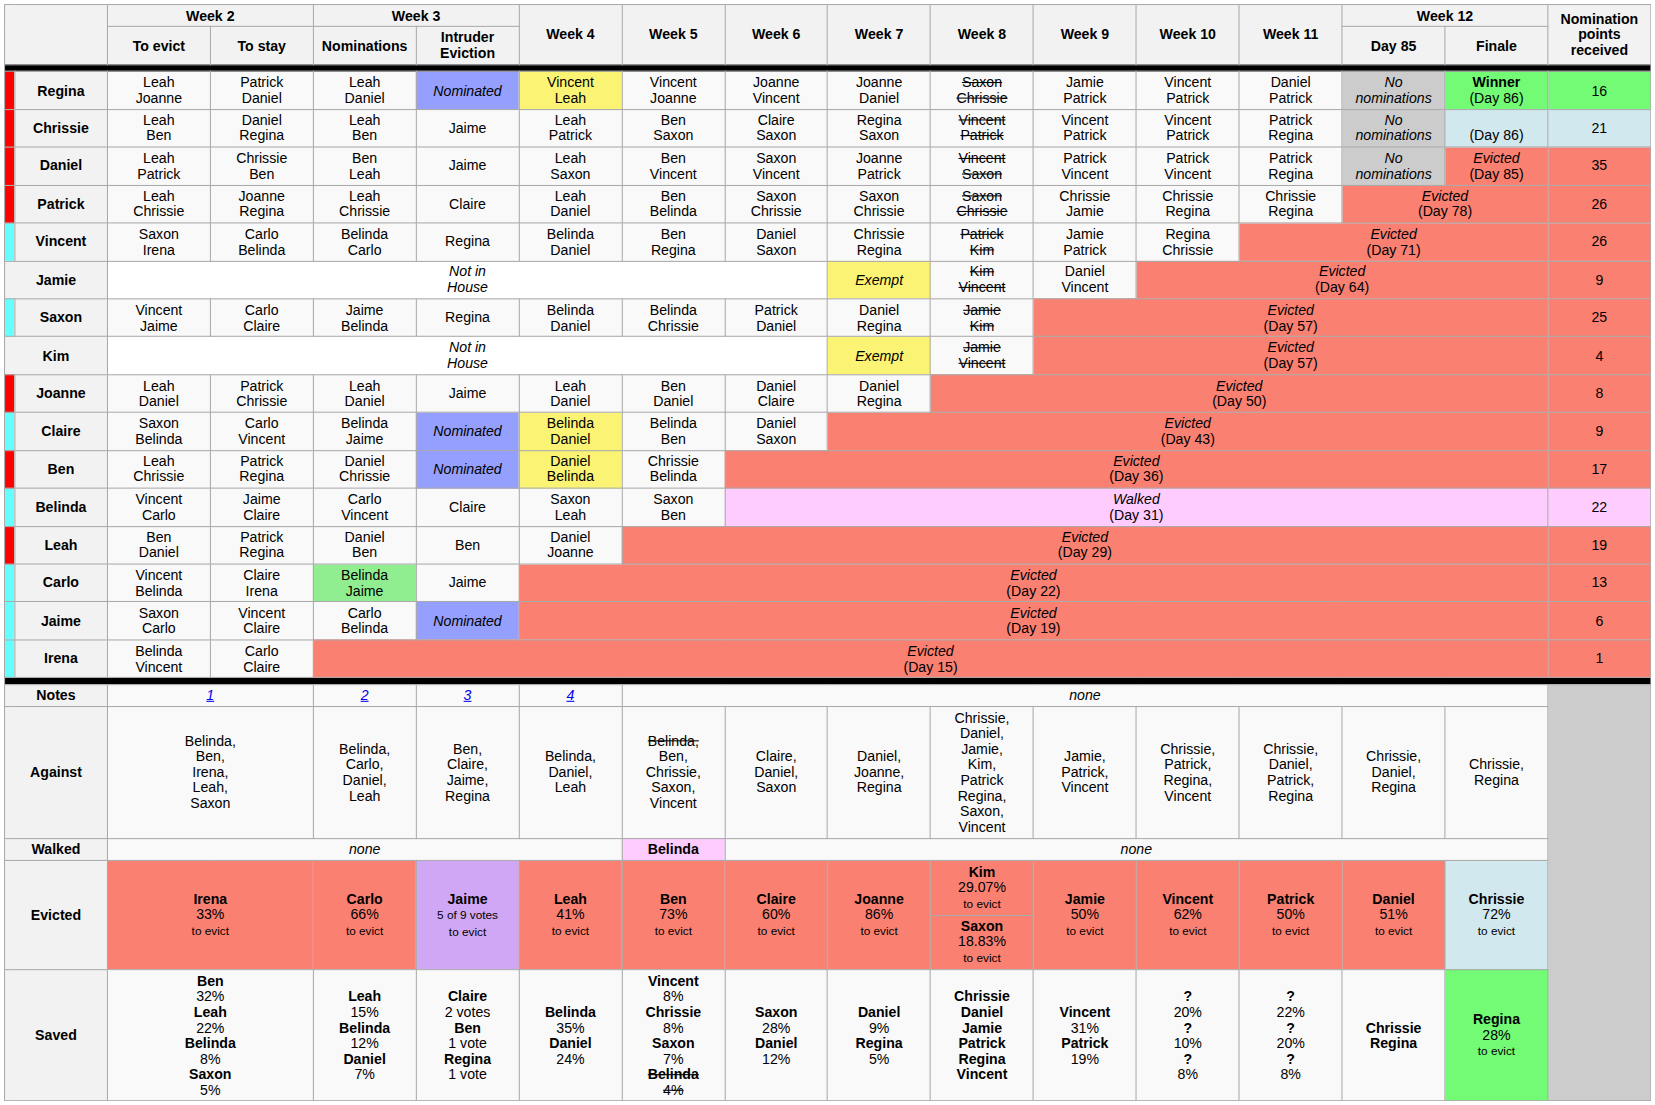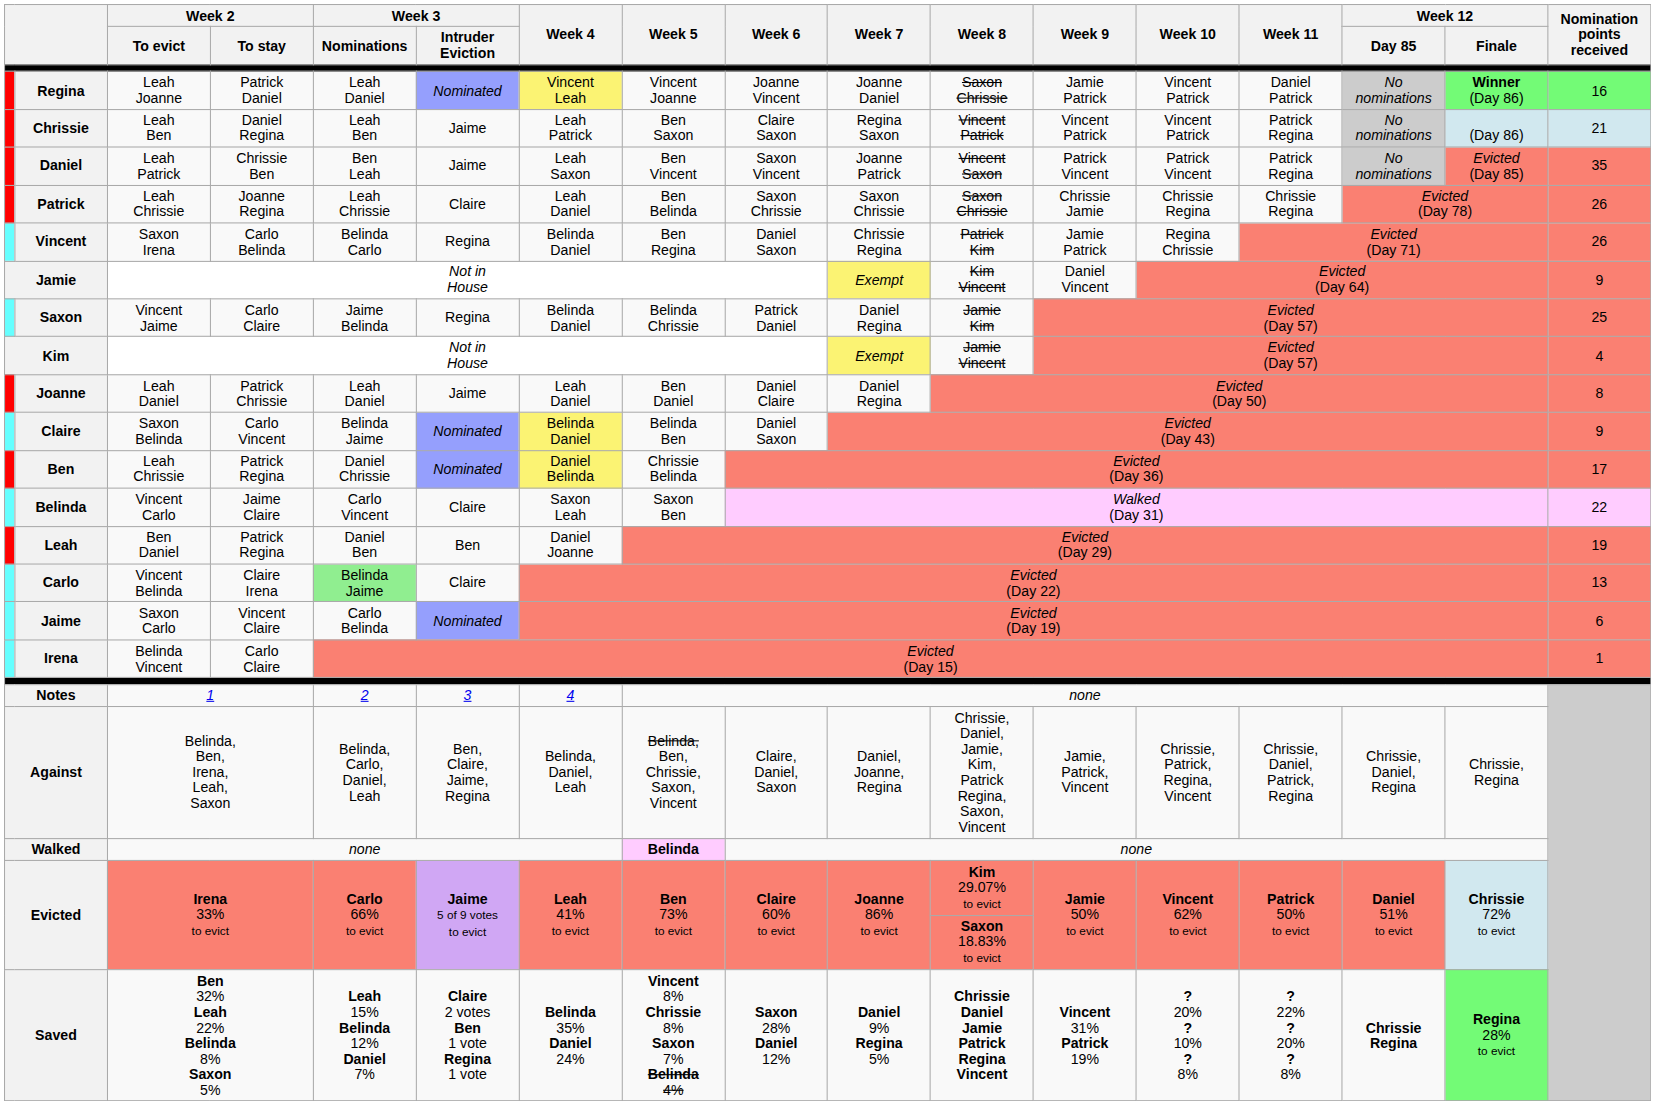(468, 583) Jaime -> (468, 583) Claire
